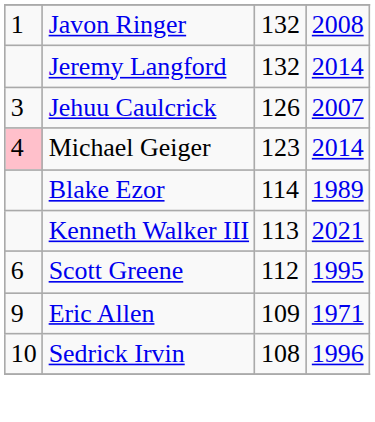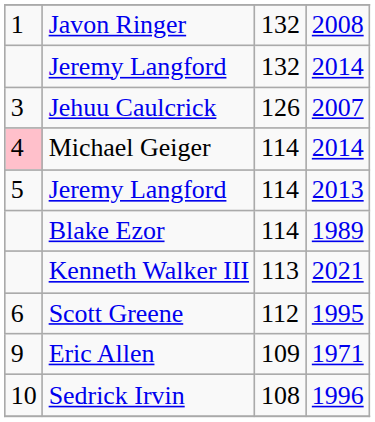(280, 148) 123 -> (280, 148) 114
+ row: (138, 189)
